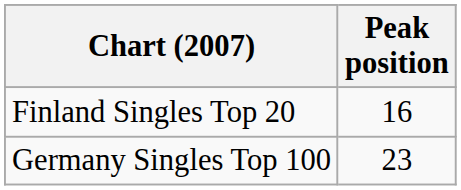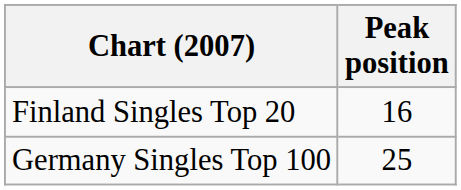(397, 160) 23 -> (397, 160) 25
